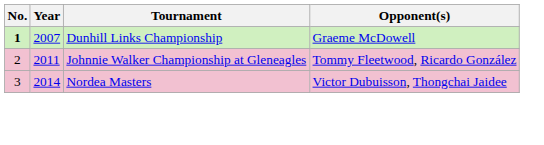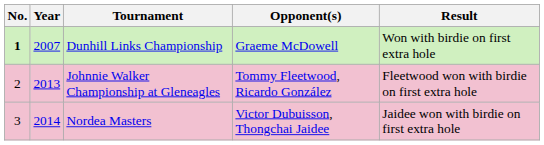+ column: (459, 15)
(47, 59) 2011 -> (47, 83) 2013
